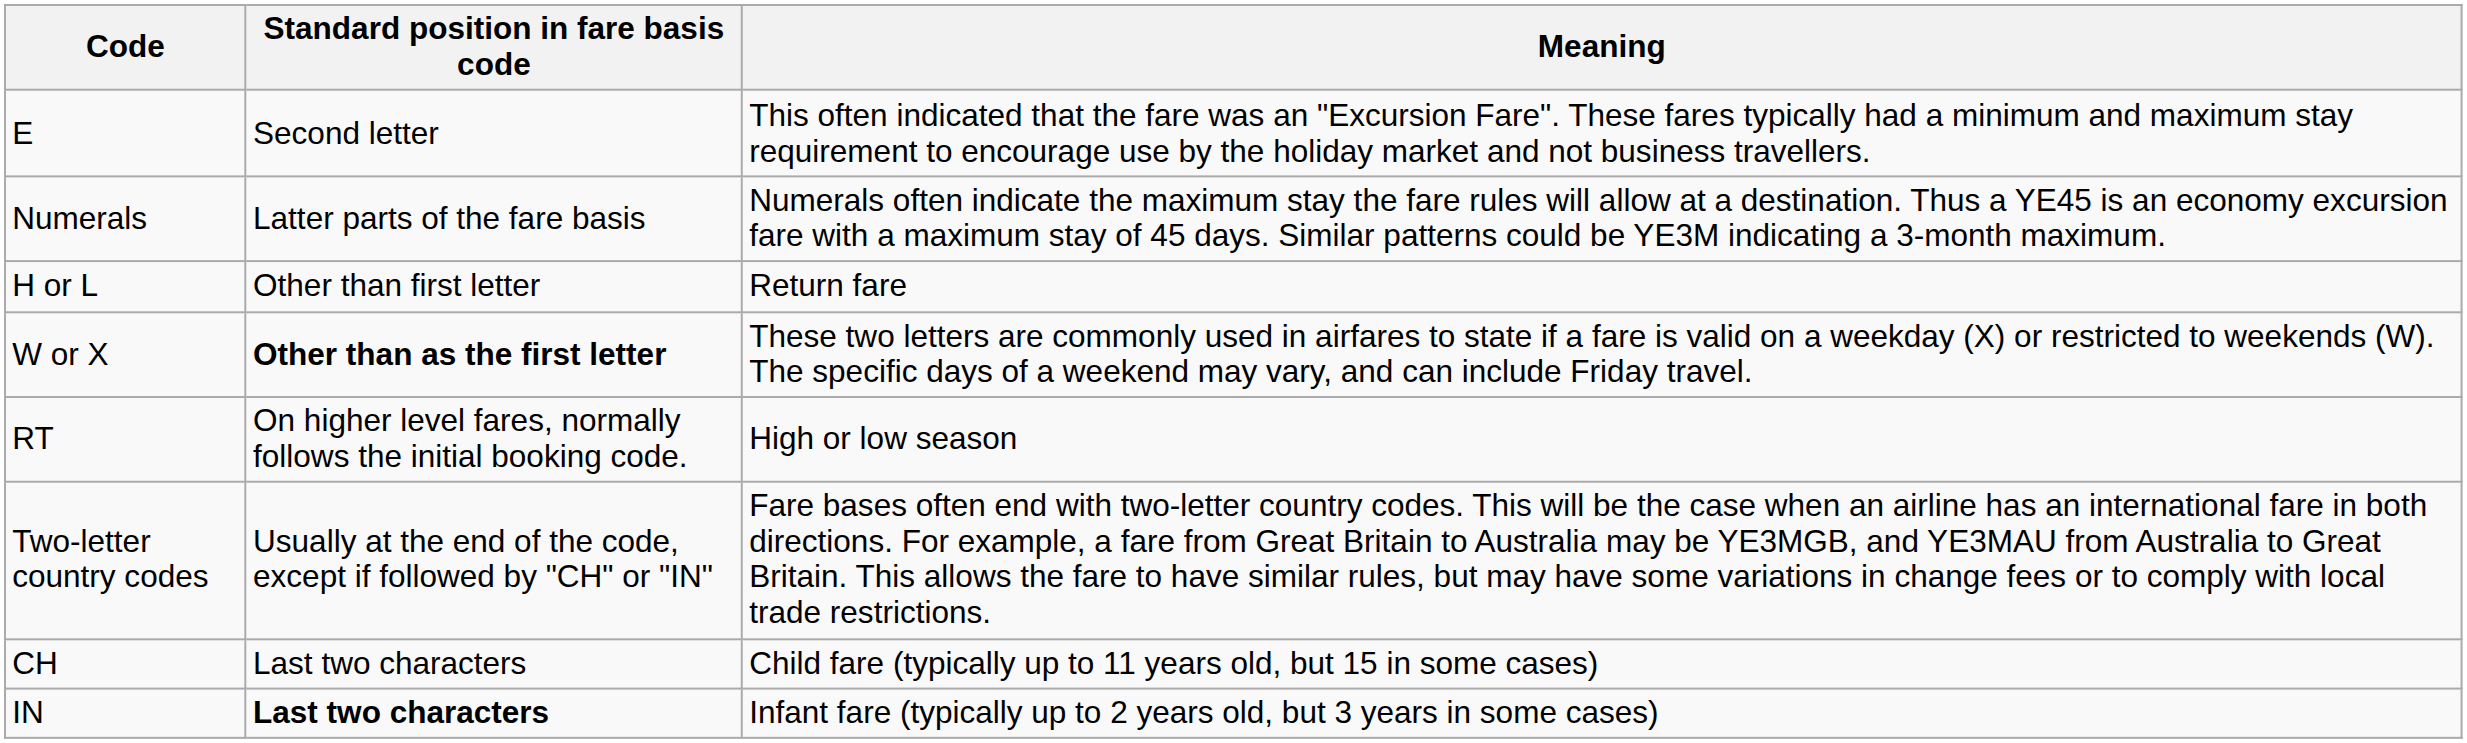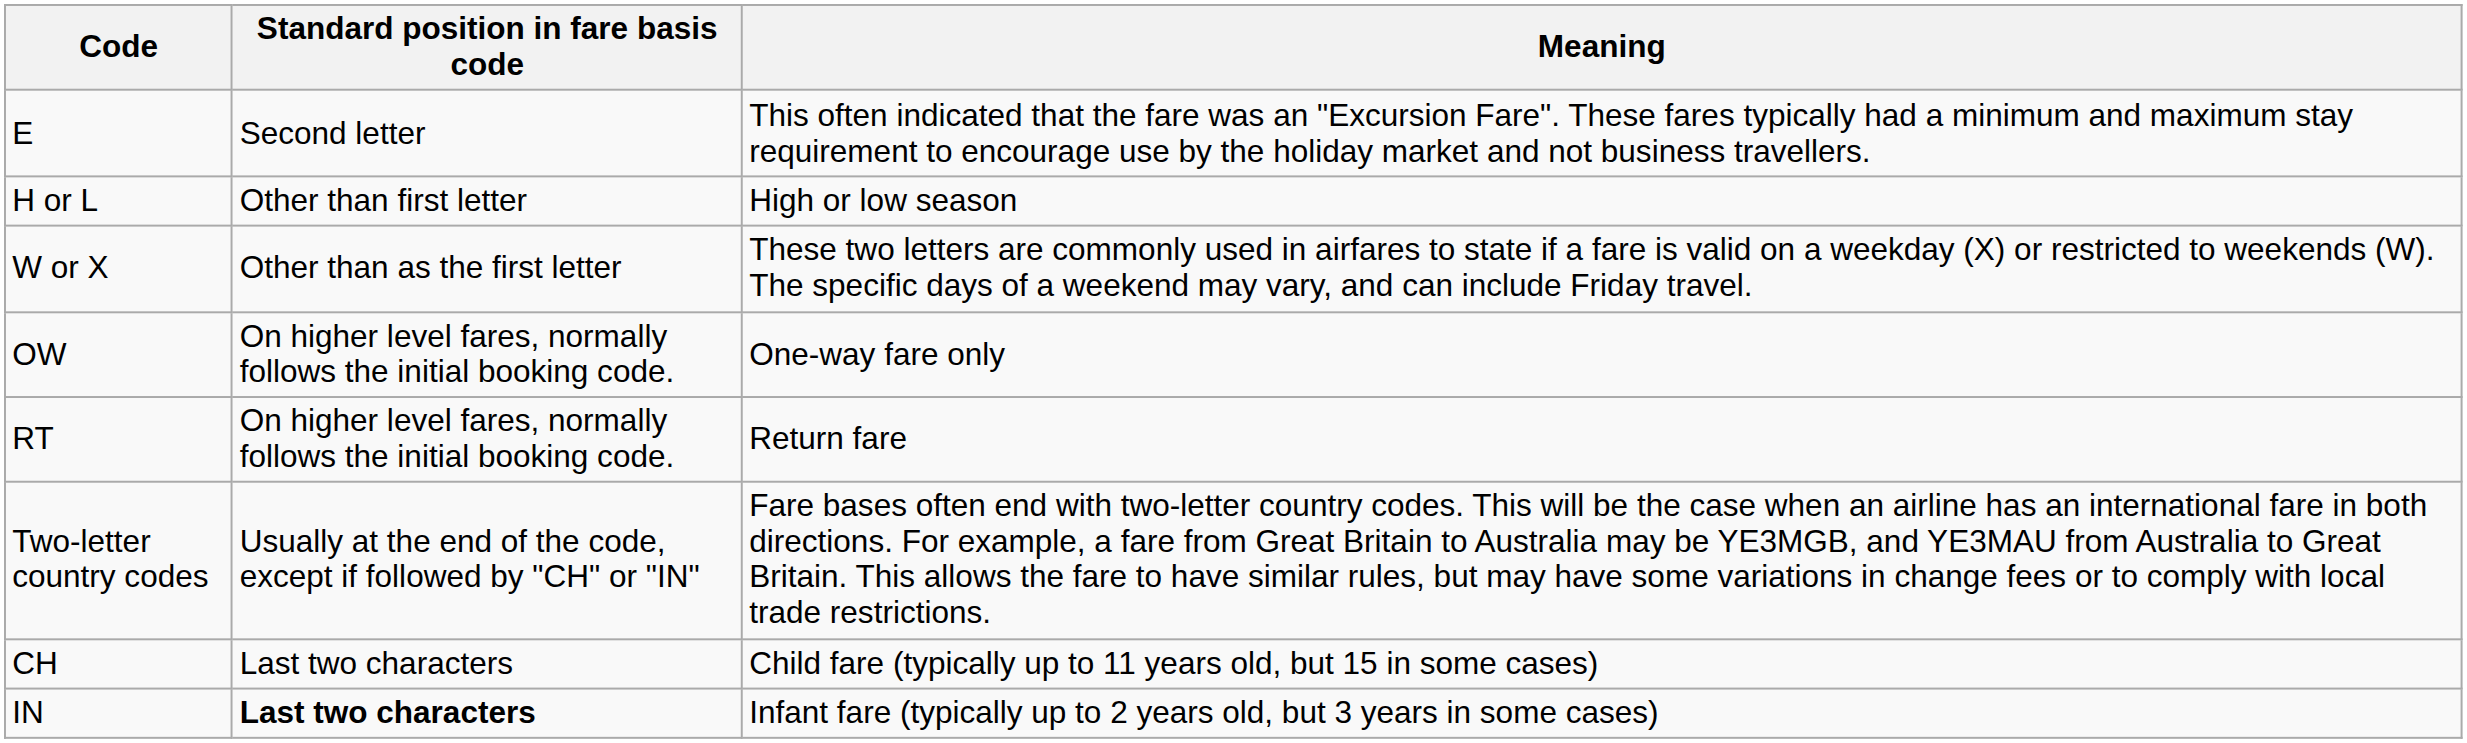- row: (80, 218)
(828, 285) Return fare -> (883, 200) High or low season
(460, 353) bold -> (431, 268) normal
+ row: (39, 353)
(883, 439) High or low season -> (828, 439) Return fare
